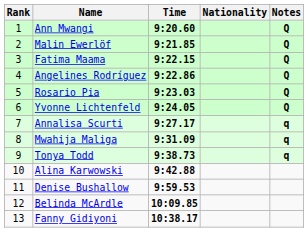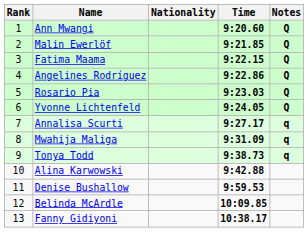columns swapped: (235, 12) <-> (174, 12)
